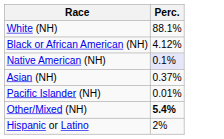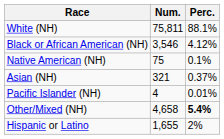+ column: (168, 12)
(164, 61) lavender background -> (199, 61) no background
